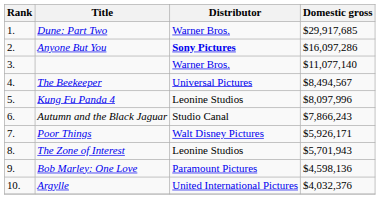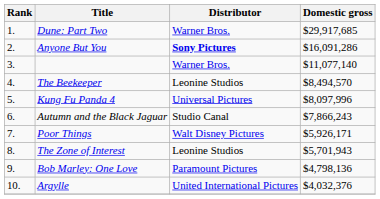(330, 47) $16,097,286 -> (330, 47) $16,091,286
(212, 82) Universal Pictures -> (208, 82) Leonine Studios
(327, 82) $8,494,567 -> (327, 82) $8,494,570
(208, 99) Leonine Studios -> (212, 99) Universal Pictures
(327, 168) $4,598,136 -> (327, 168) $4,798,136
